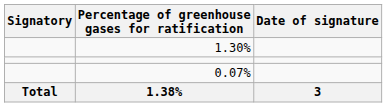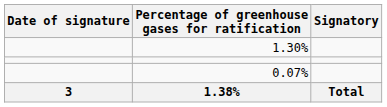columns swapped: (40, 21) <-> (318, 21)
